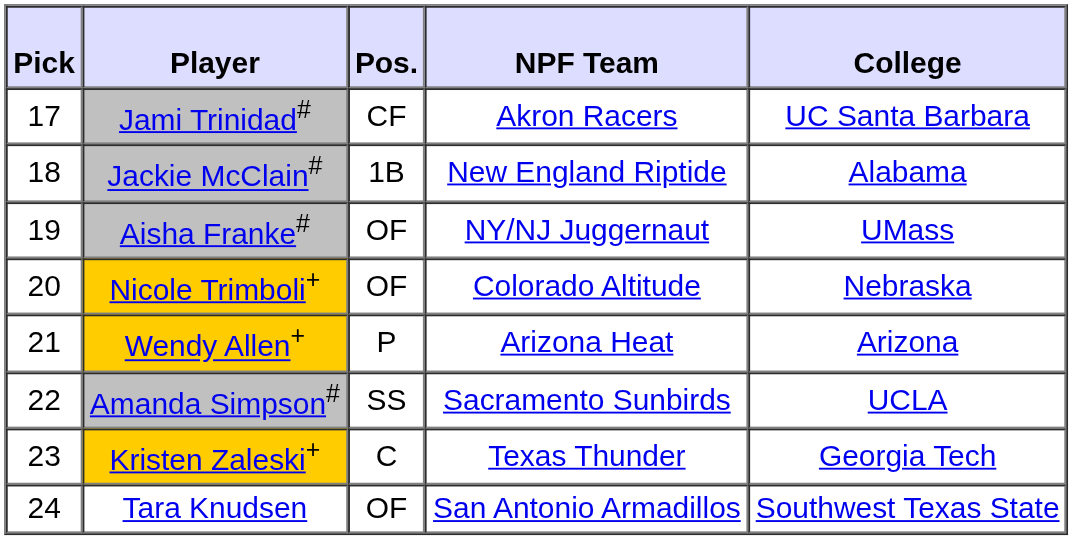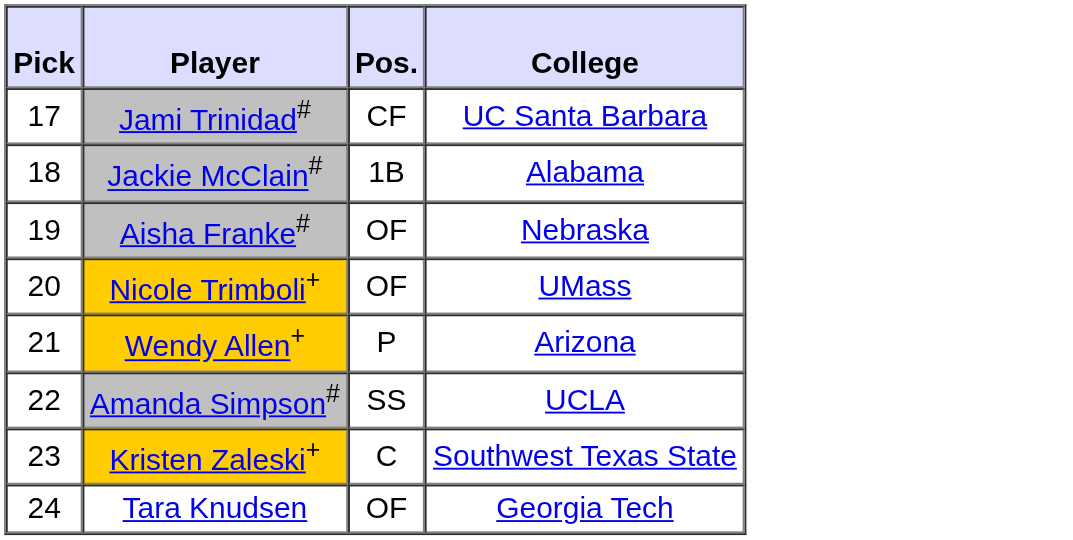- column: (587, 63)
(908, 229) UMass -> (585, 229) Nebraska
(908, 286) Nebraska -> (585, 286) UMass
(908, 456) Georgia Tech -> (585, 456) Southwest Texas State
(908, 509) Southwest Texas State -> (585, 509) Georgia Tech
